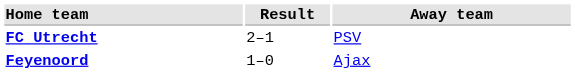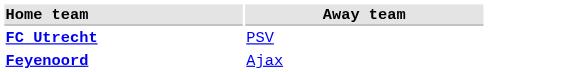- column: (288, 14)
